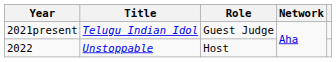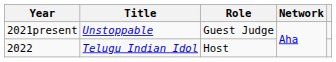(140, 30) Telugu Indian Idol -> (118, 30) Unstoppable
(118, 48) Unstoppable -> (140, 48) Telugu Indian Idol
